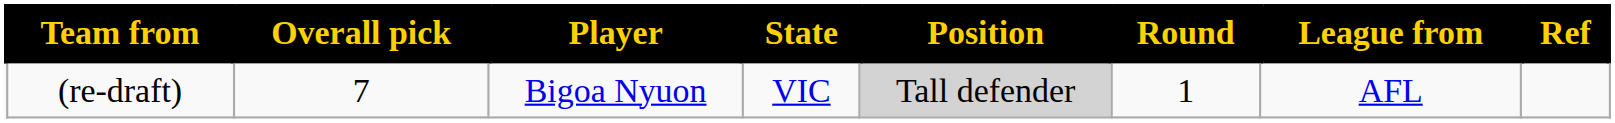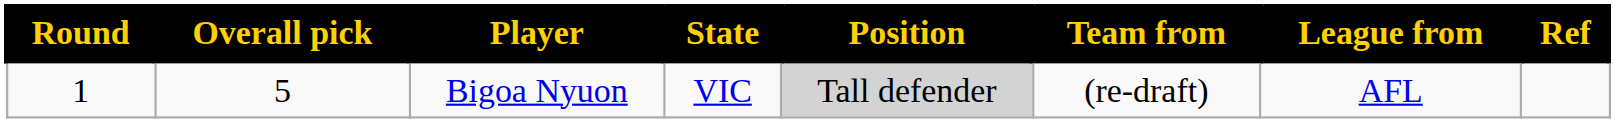columns swapped: (1186, 33) <-> (120, 33)
(361, 89) 7 -> (282, 89) 5
